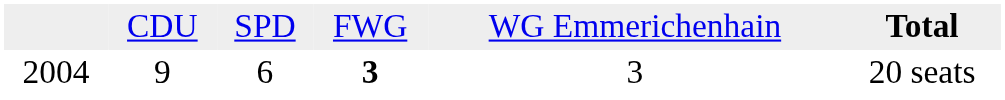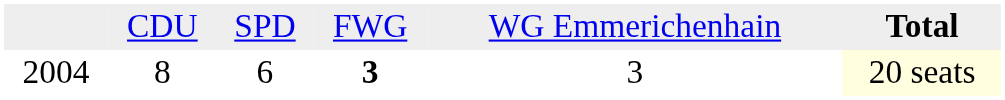(162, 72) 9 -> (162, 72) 8
(922, 72) no background -> (922, 72) lightyellow background
